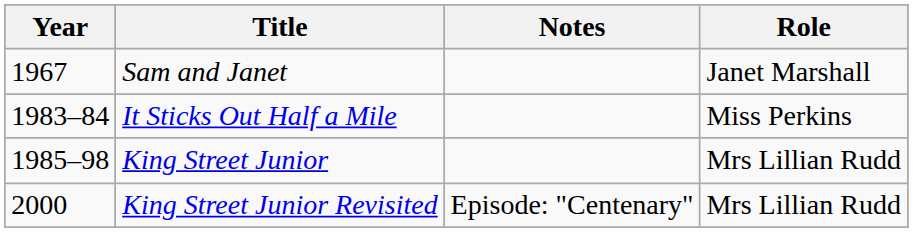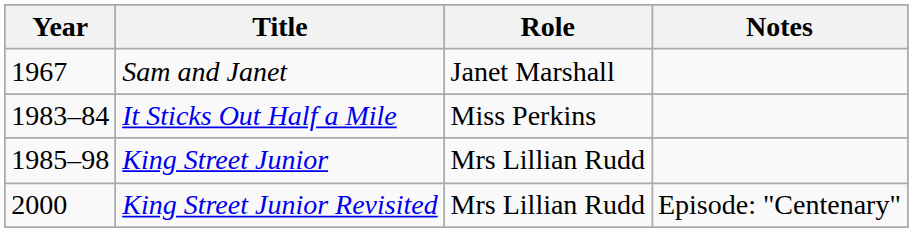columns swapped: (804, 26) <-> (572, 26)
